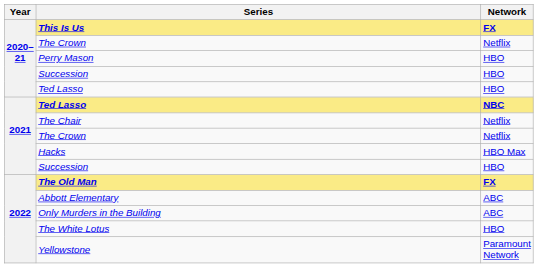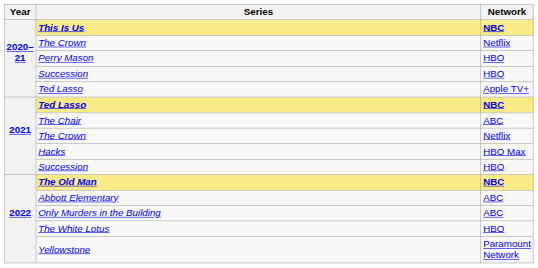(489, 27) FX -> (494, 27) NBC
(494, 89) HBO -> (506, 89) Apple TV+
(497, 120) Netflix -> (493, 120) ABC
(489, 182) FX -> (494, 182) NBC
